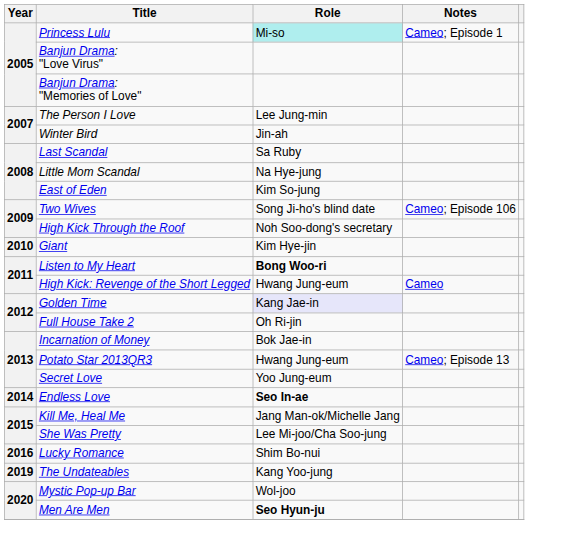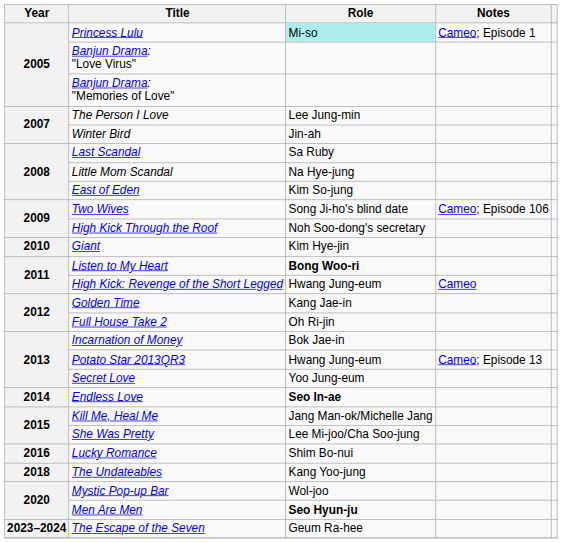(287, 303) lavender background -> (320, 303) no background
(20, 472) 2019 -> (37, 472) 2018
+ row: (138, 528)
